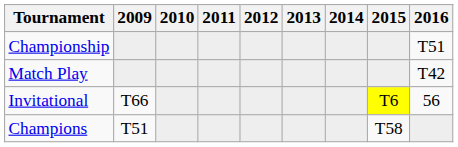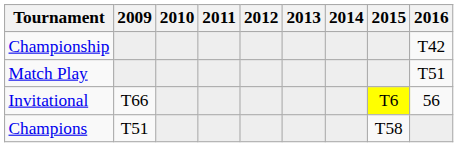(431, 45) T51 -> (431, 45) T42
(431, 73) T42 -> (431, 73) T51
